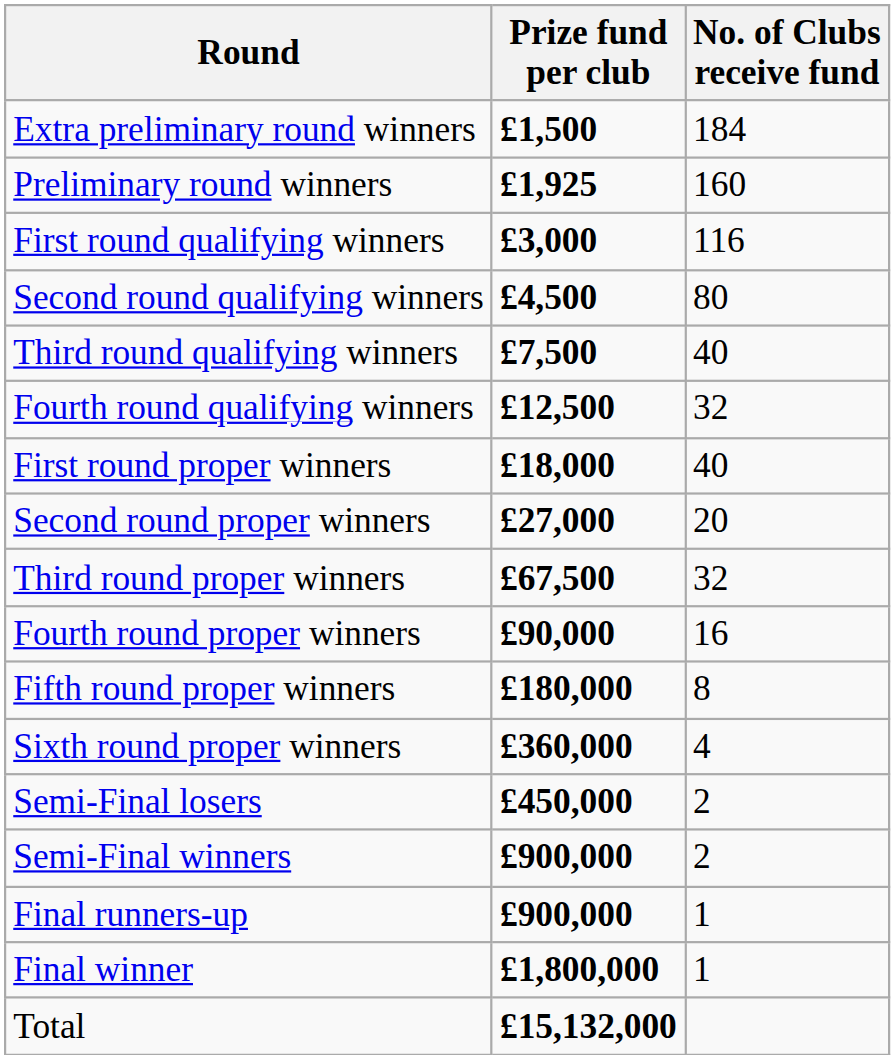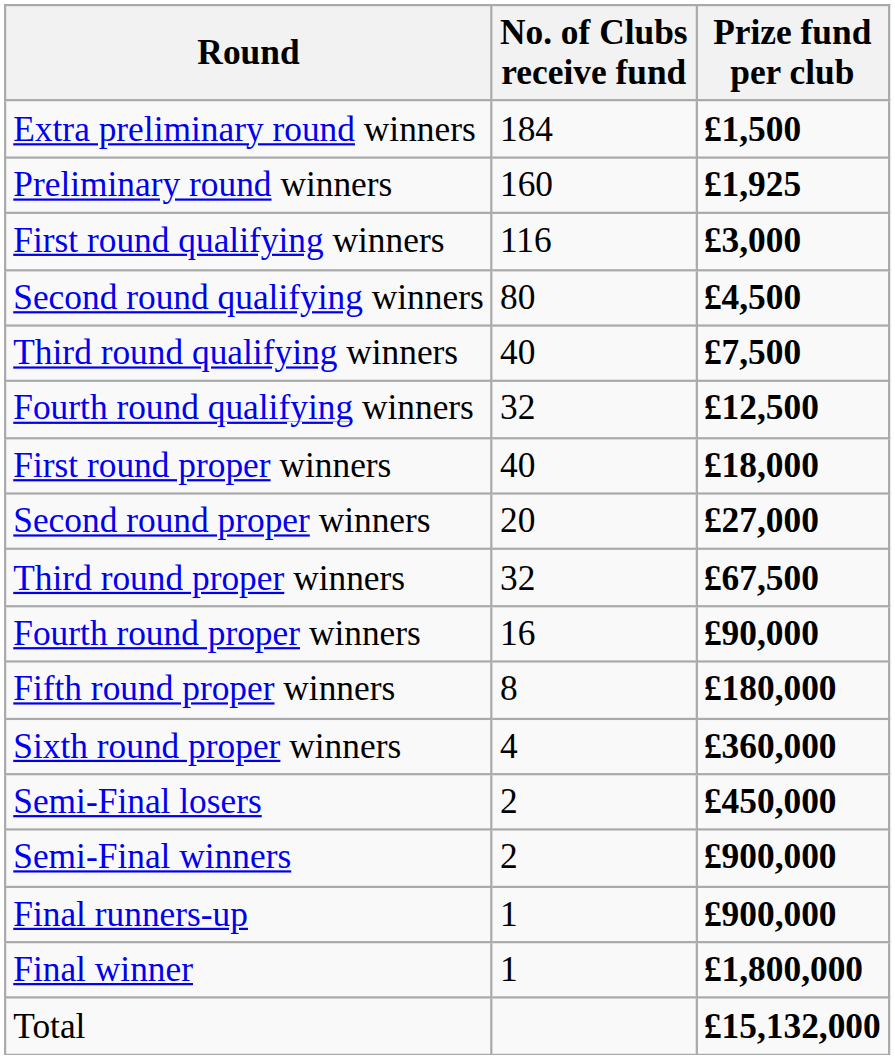columns swapped: (787, 52) <-> (588, 52)
